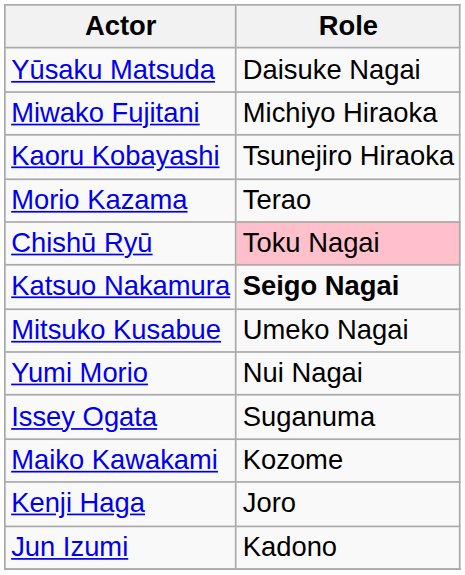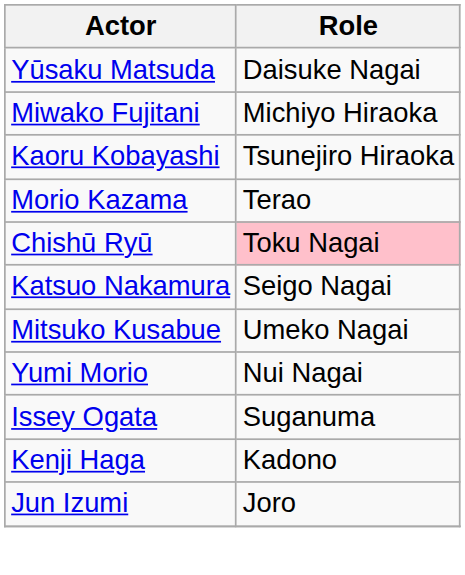(321, 286) bold -> (317, 286) normal
- row: (115, 460)
(269, 503) Joro -> (290, 460) Kadono
(290, 546) Kadono -> (269, 503) Joro
